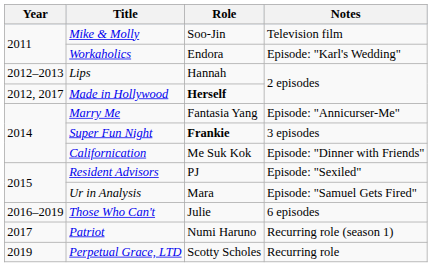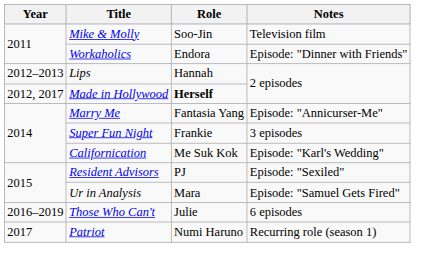(334, 53) Episode: "Karl's Wedding" -> (329, 53) Episode: "Dinner with Friends"
(208, 133) bold -> (193, 133) normal
(346, 152) Episode: "Dinner with Friends" -> (317, 152) Episode: "Karl's Wedding"
- row: (125, 251)
